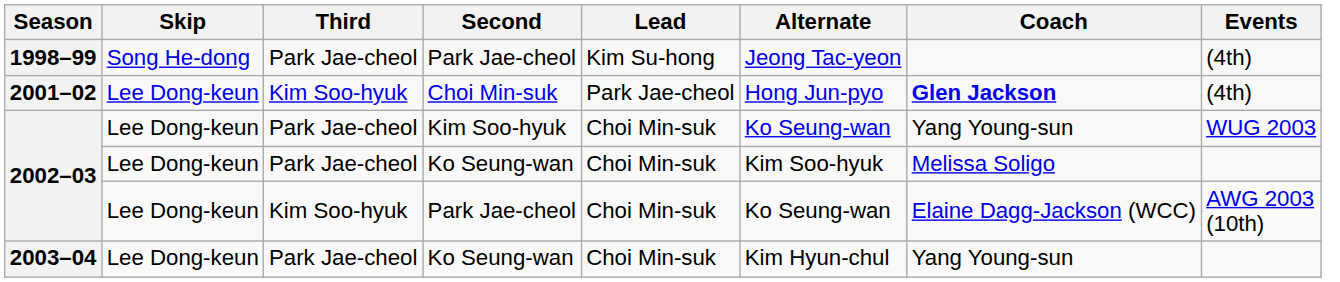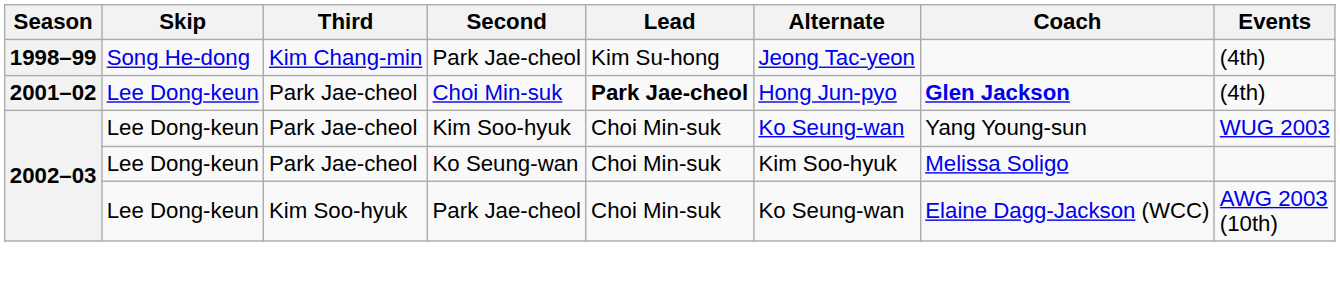(343, 57) Park Jae-cheol -> (346, 57) Kim Chang-min
(338, 92) Kim Soo-hyuk -> (343, 92) Park Jae-cheol
(660, 92) normal -> (670, 92) bold
- row: (53, 258)
